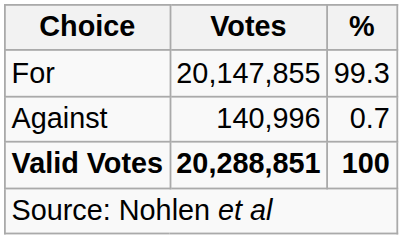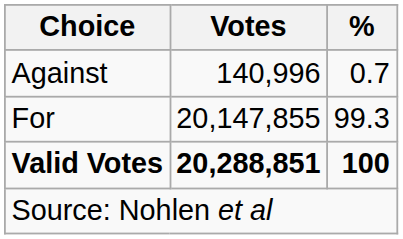rows swapped: (33, 73) <-> (60, 118)
